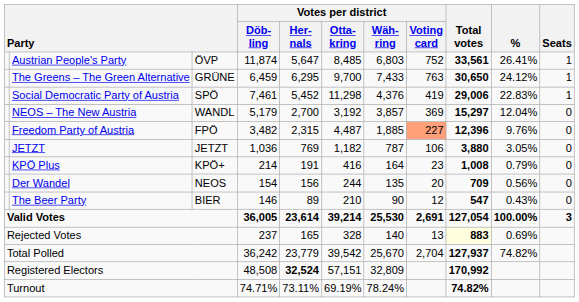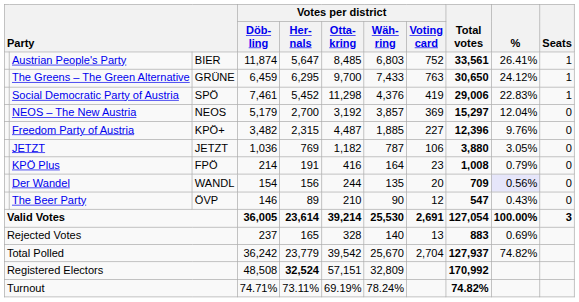(206, 60) ÖVP -> (208, 60) BIER
(215, 113) WANDL -> (210, 113) NEOS
(206, 130) FPÖ -> (210, 130) KPÖ+
(434, 130) lightsalmon background -> (434, 130) no background
(210, 165) KPÖ+ -> (206, 165) FPÖ
(210, 183) NEOS -> (215, 183) WANDL
(522, 183) no background -> (522, 183) lavender background
(208, 200) BIER -> (206, 200) ÖVP
(479, 235) lightyellow background -> (479, 235) no background
